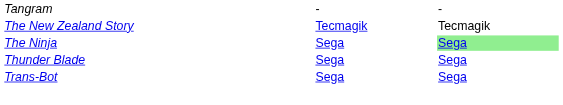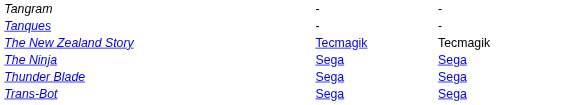+ row: (28, 26)
(452, 43) lightgreen background -> (452, 60) no background
